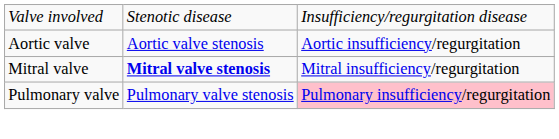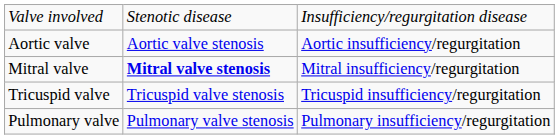+ row: (59, 95)
(426, 95) pink background -> (426, 120) no background
